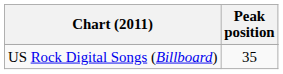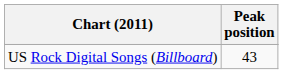(249, 56) 35 -> (249, 56) 43
